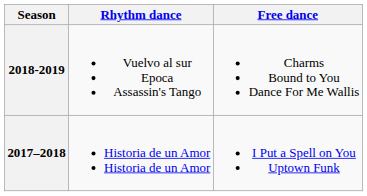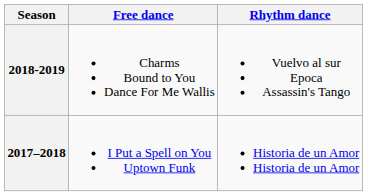columns swapped: (141, 14) <-> (288, 14)
